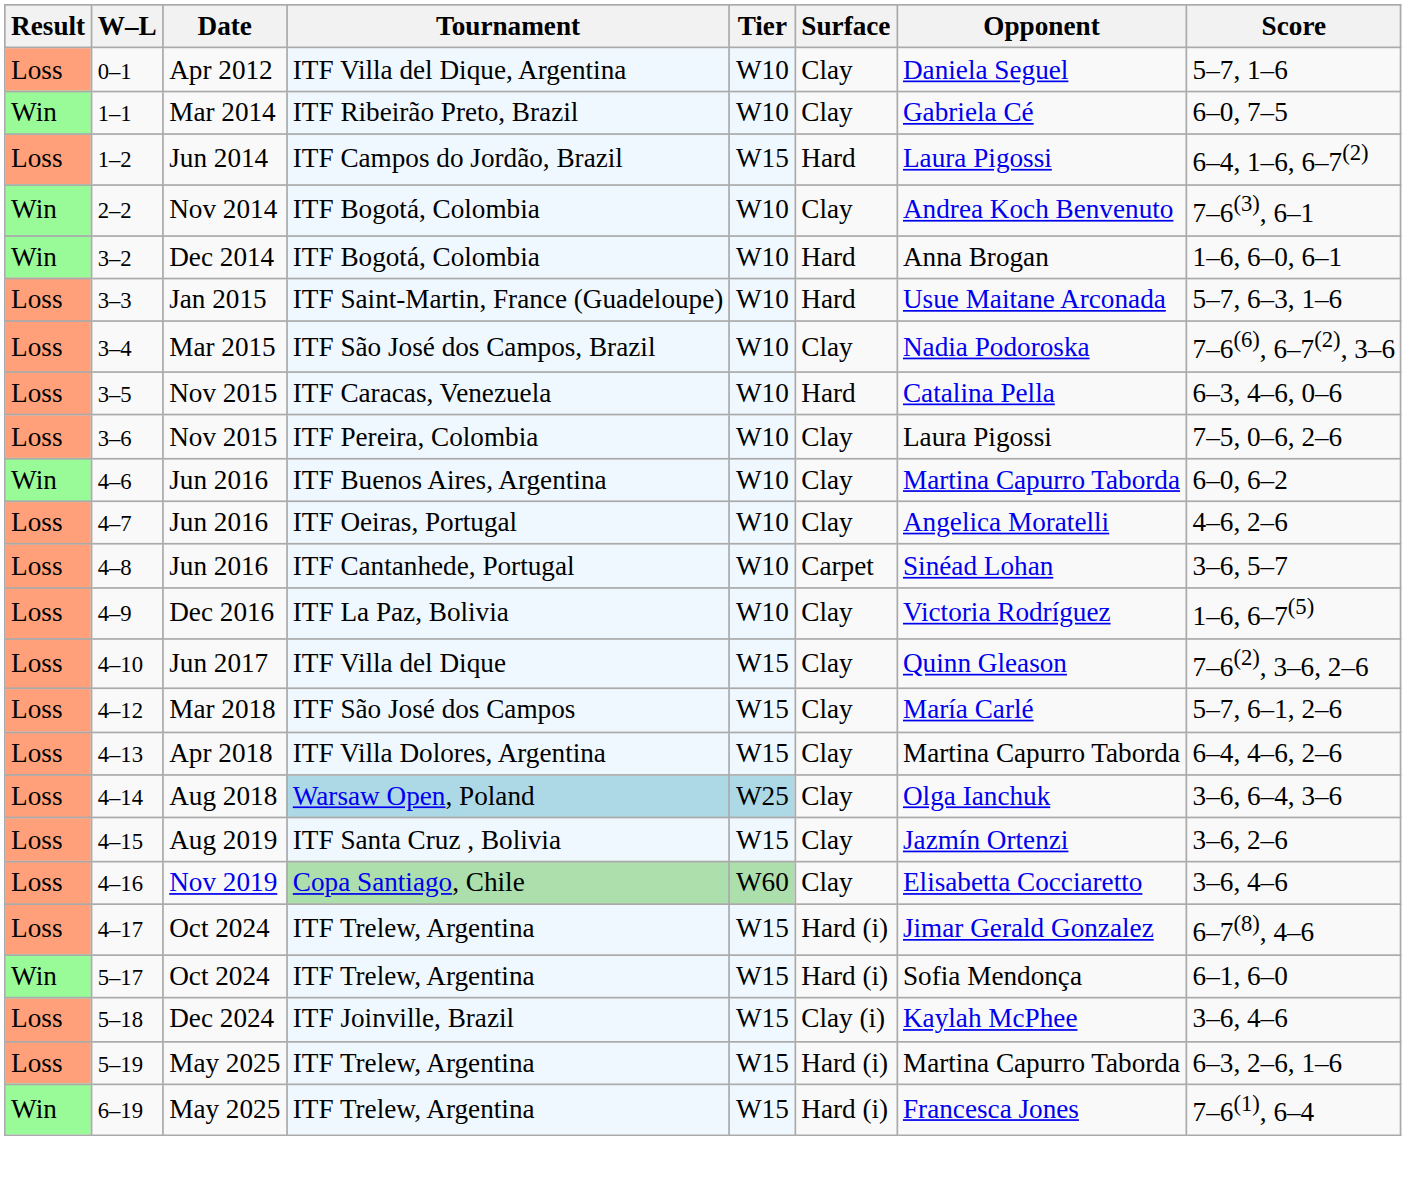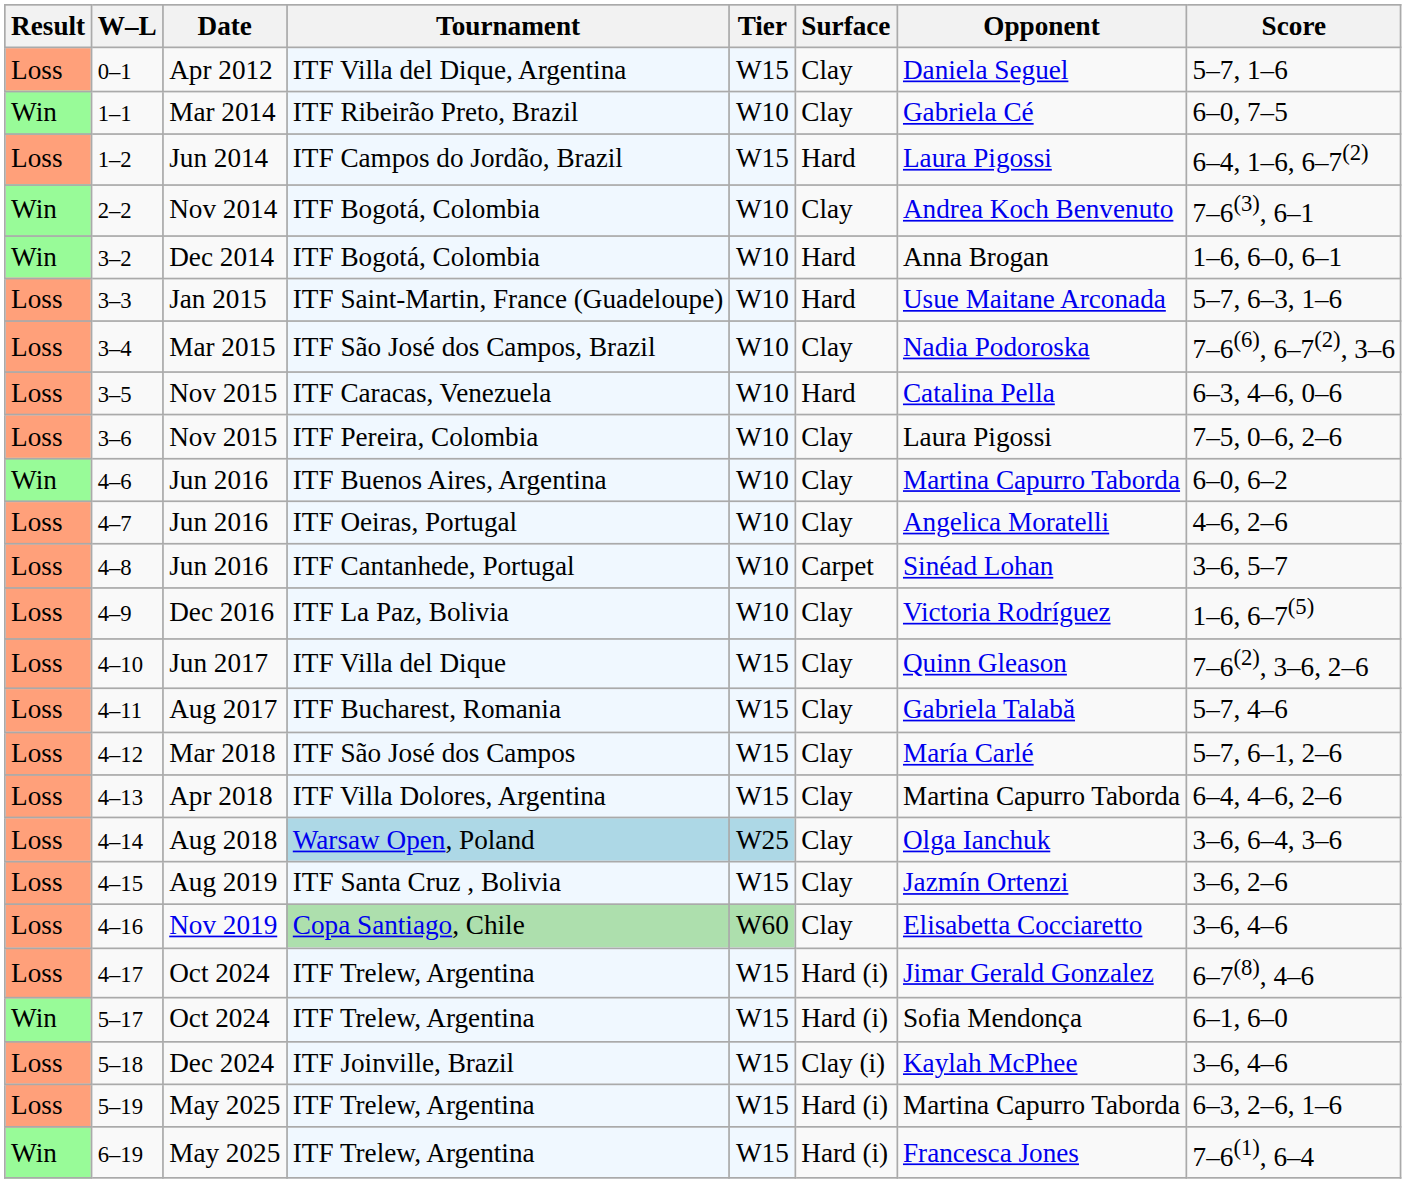(762, 69) W10 -> (762, 69) W15
+ row: (120, 711)
